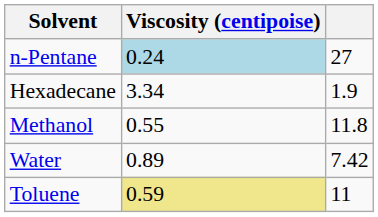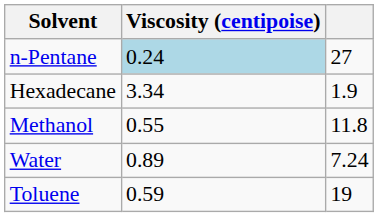(350, 159) 7.42 -> (350, 159) 7.24
(145, 194) khaki background -> (145, 194) no background
(341, 194) 11 -> (341, 194) 19
